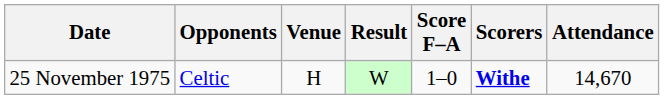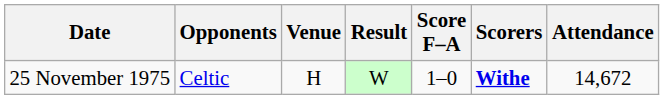(603, 77) 14,670 -> (603, 77) 14,672
